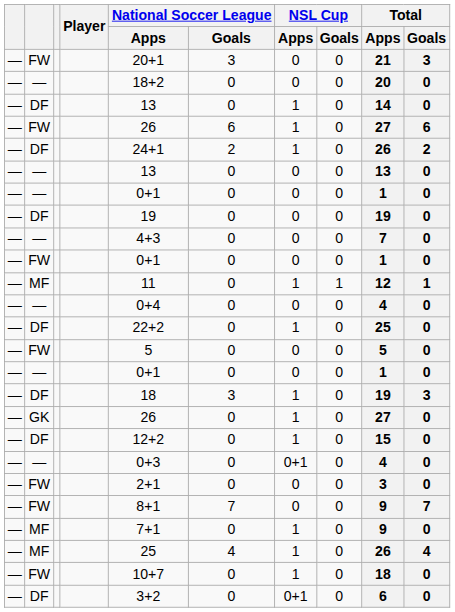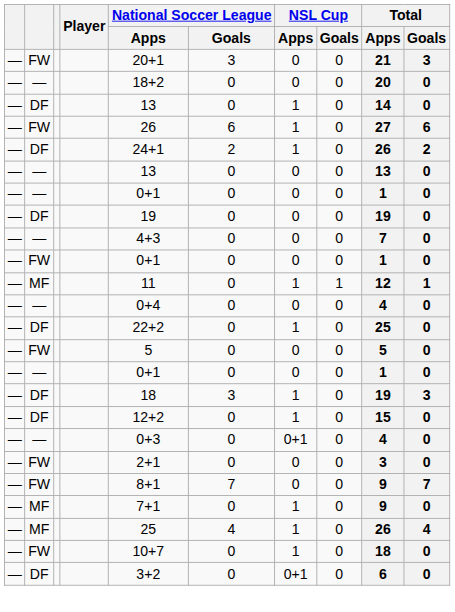- row: (15, 417)
